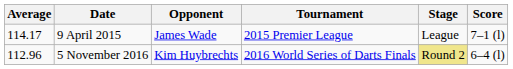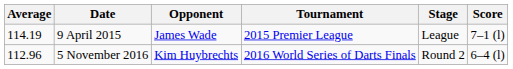(24, 34) 114.17 -> (24, 34) 114.19
(443, 54) khaki background -> (443, 54) no background
